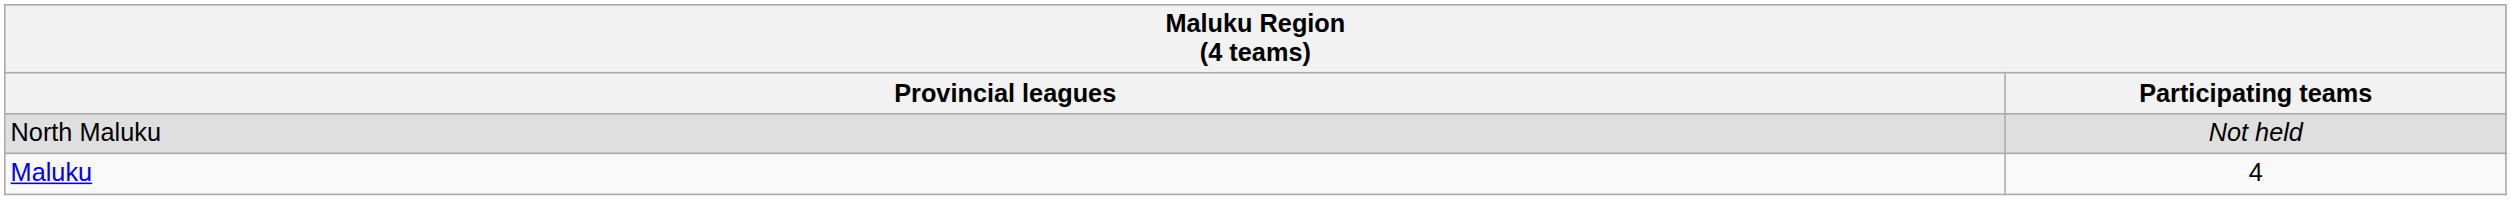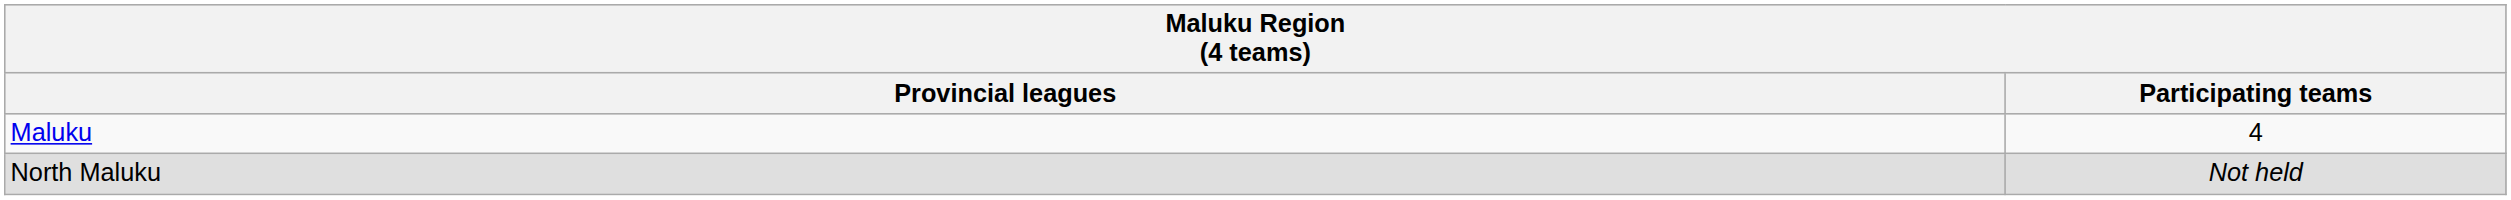rows swapped: (51, 173) <-> (86, 133)
